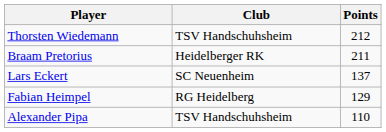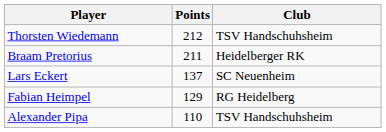columns swapped: (256, 14) <-> (361, 14)
